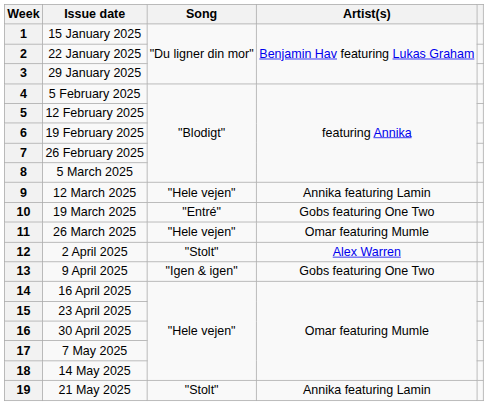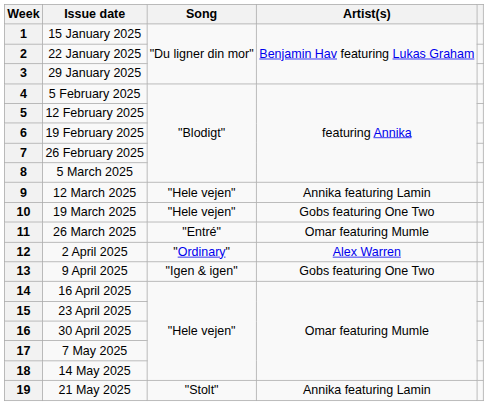(202, 212) "Entré" -> (202, 212) "Hele vejen"
(202, 232) "Hele vejen" -> (202, 232) "Entré"
(202, 251) "Stolt" -> (202, 251) "Ordinary"
